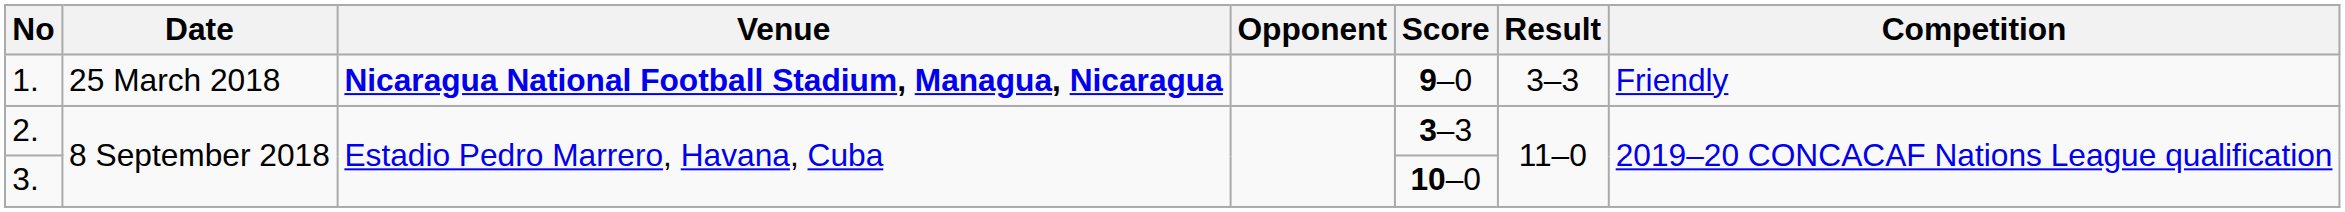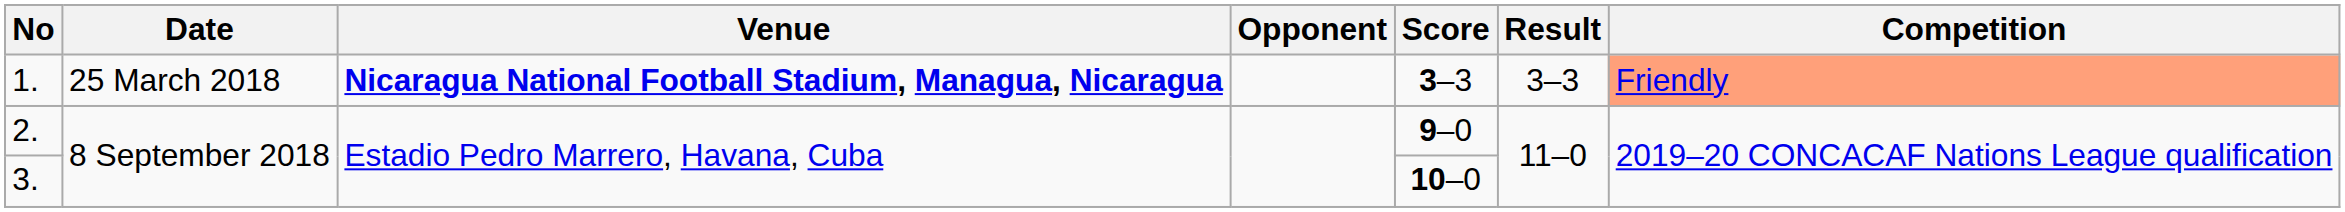(1446, 79) 9–0 -> (1446, 79) 3–3
(1672, 79) no background -> (1672, 79) lightsalmon background
(1446, 130) 3–3 -> (1446, 130) 9–0
